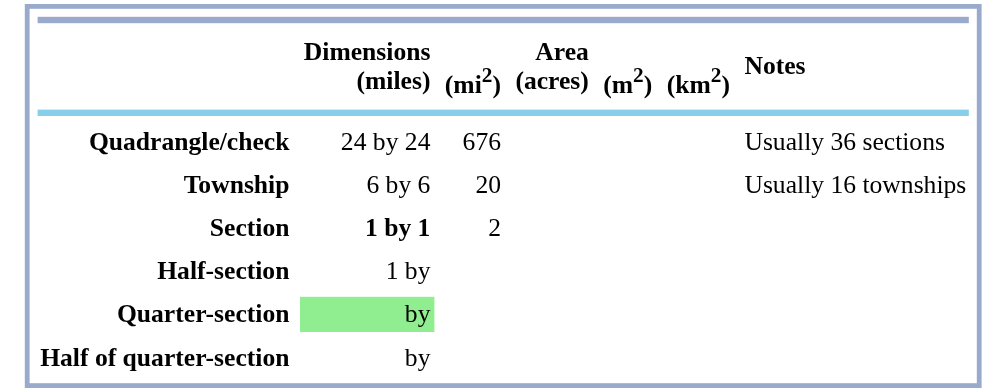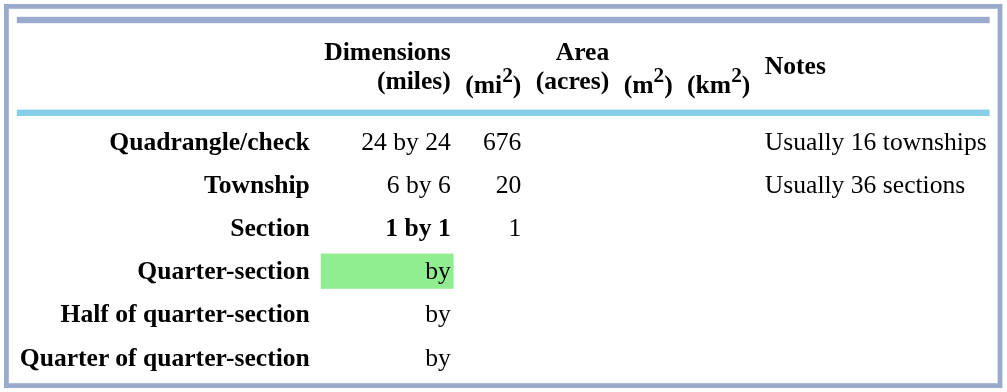(845, 141) Usually 36 sections -> (876, 141) Usually 16 townships
(855, 185) Usually 16 townships -> (865, 185) Usually 36 sections
(495, 228) 2 -> (515, 228) 1
- row: (223, 271)
+ row: (165, 357)
